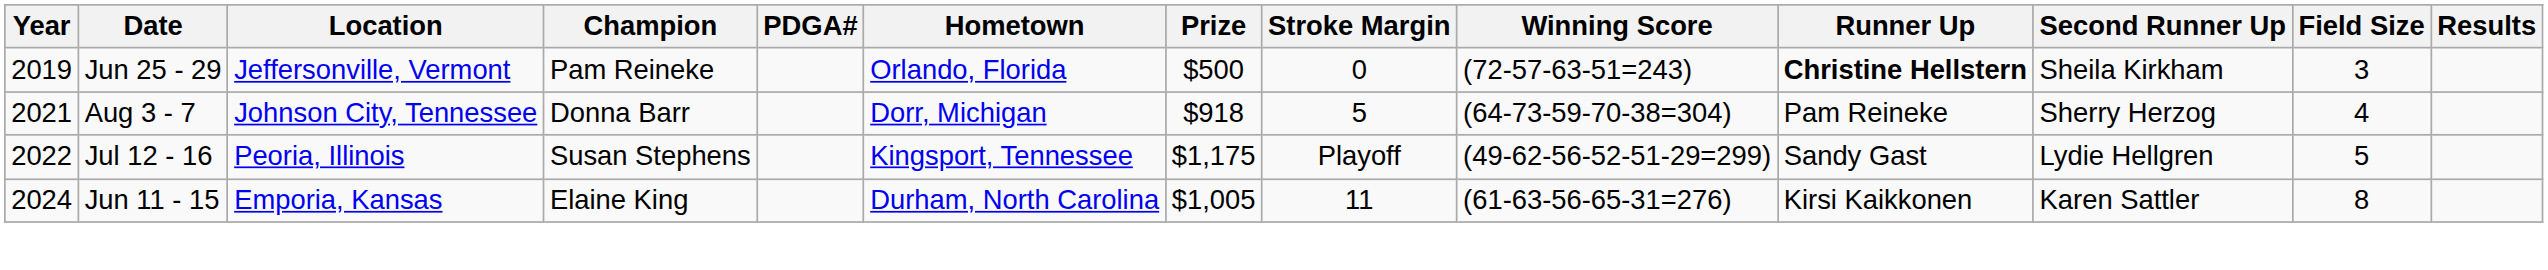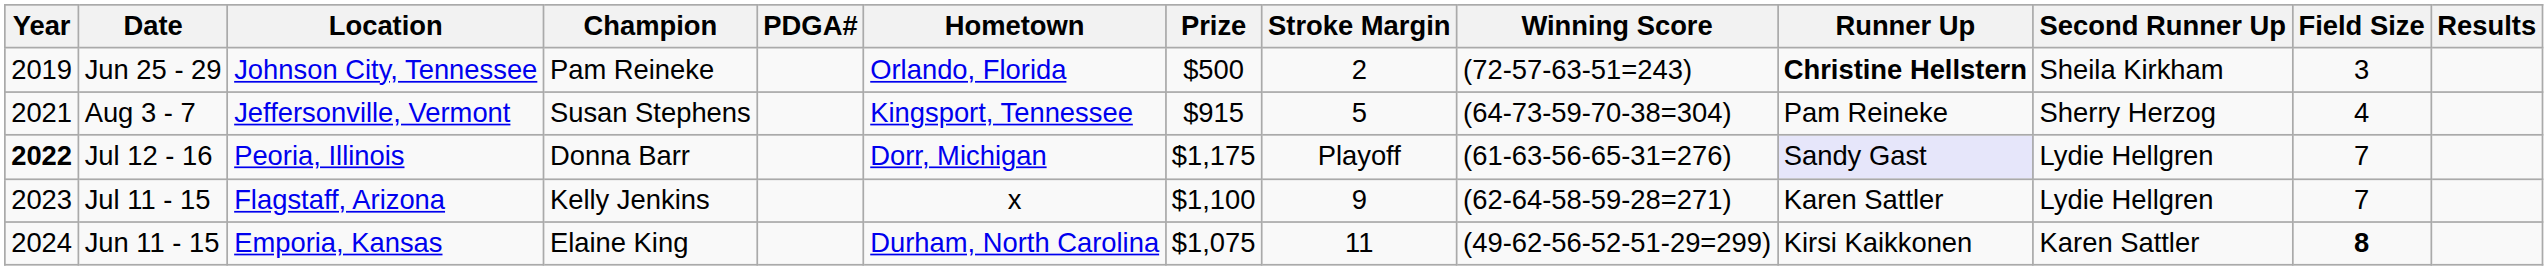(372, 69) Jeffersonville, Vermont -> (386, 69) Johnson City, Tennessee
(1359, 69) 0 -> (1359, 69) 2
(386, 112) Johnson City, Tennessee -> (372, 112) Jeffersonville, Vermont
(620, 112) Donna Barr -> (650, 112) Susan Stephens
(958, 112) Dorr, Michigan -> (1002, 112) Kingsport, Tennessee
(1214, 112) $918 -> (1214, 112) $915
(42, 156) normal -> (42, 156) bold
(650, 156) Susan Stephens -> (620, 156) Donna Barr
(1002, 156) Kingsport, Tennessee -> (958, 156) Dorr, Michigan
(1617, 156) (49-62-56-52-51-29=299) -> (1597, 156) (61-63-56-65-31=276)
(1855, 156) no background -> (1855, 156) lavender background
(2362, 156) 5 -> (2362, 156) 7
+ row: (148, 199)
(1214, 199) $1,005 -> (1214, 243) $1,075
(1597, 199) (61-63-56-65-31=276) -> (1617, 243) (49-62-56-52-51-29=299)
(2362, 199) normal -> (2362, 243) bold
